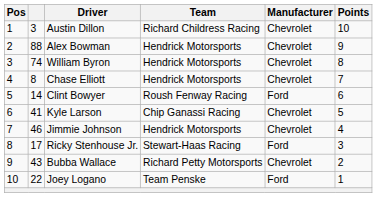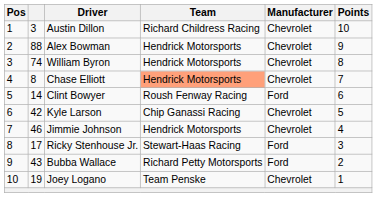(192, 79) no background -> (192, 79) lightsalmon background
(36, 112) 41 -> (36, 112) 42
(289, 162) Chevrolet -> (278, 162) Ford
(36, 179) 22 -> (36, 179) 19
(278, 179) Ford -> (289, 179) Chevrolet
